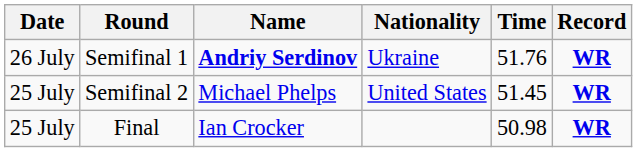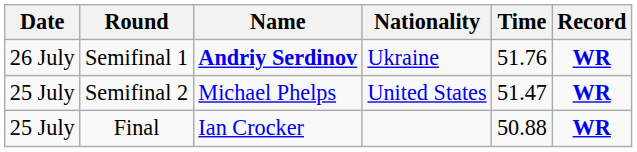(522, 92) 51.45 -> (522, 92) 51.47
(522, 127) 50.98 -> (522, 127) 50.88
